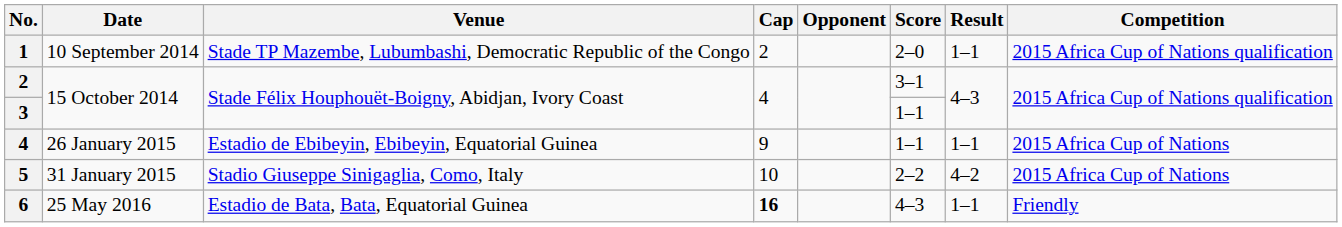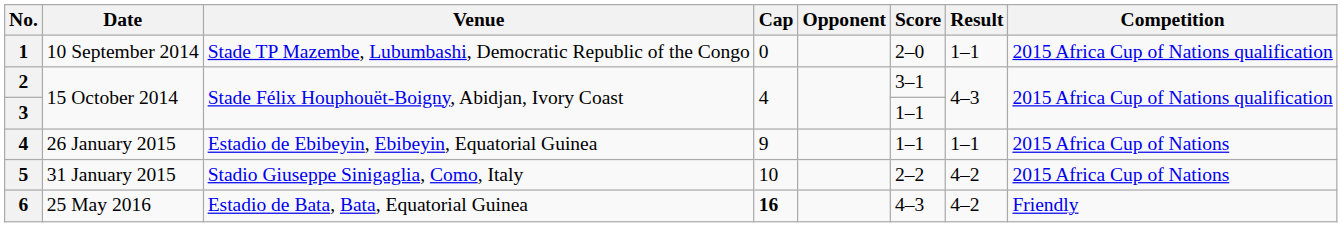(764, 50) 2 -> (764, 50) 0
(965, 205) 1–1 -> (965, 205) 4–2
